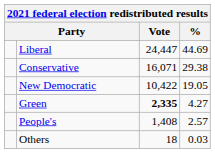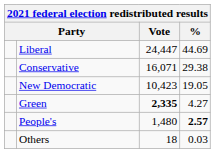(161, 85) 10,422 -> (161, 85) 10,423
(164, 121) 1,408 -> (164, 121) 1,480
(198, 121) normal -> (198, 121) bold
